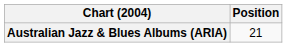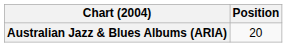(256, 32) 21 -> (256, 32) 20
